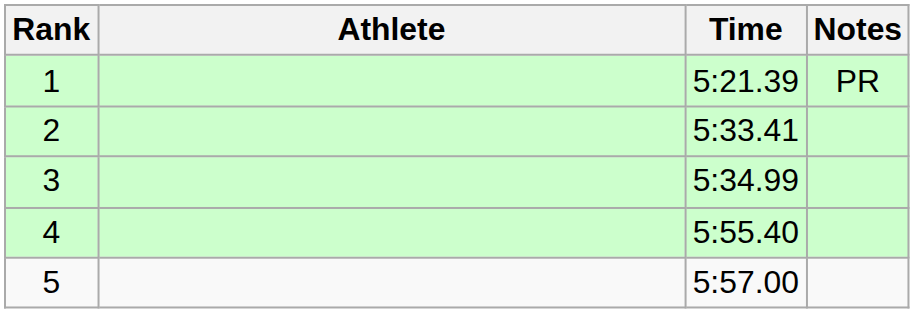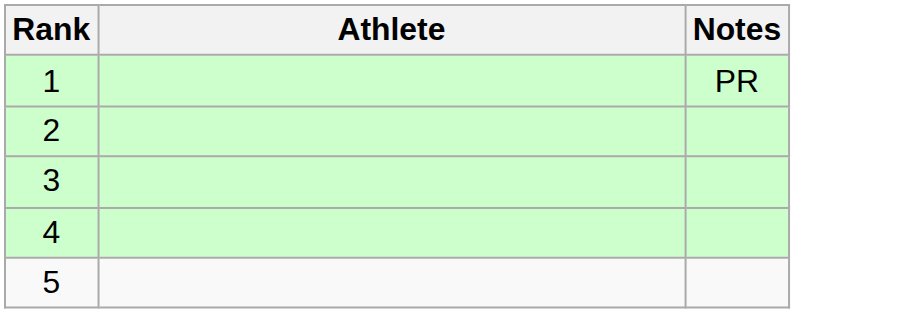- column: (746, 29)
